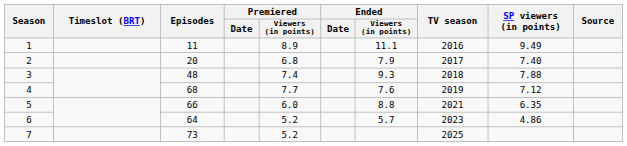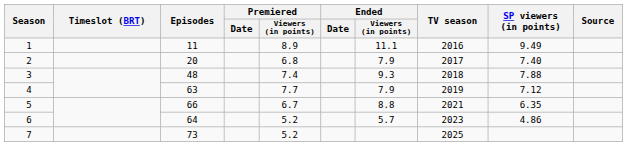(192, 90) 68 -> (192, 90) 63
(386, 90) 7.6 -> (386, 90) 7.9
(290, 105) 6.0 -> (290, 105) 6.7
